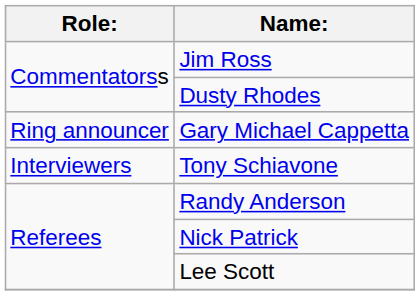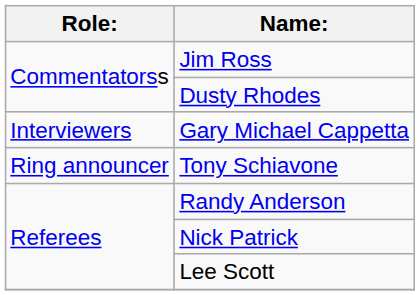(90, 130) Ring announcer -> (71, 130) Interviewers
(71, 166) Interviewers -> (90, 166) Ring announcer
